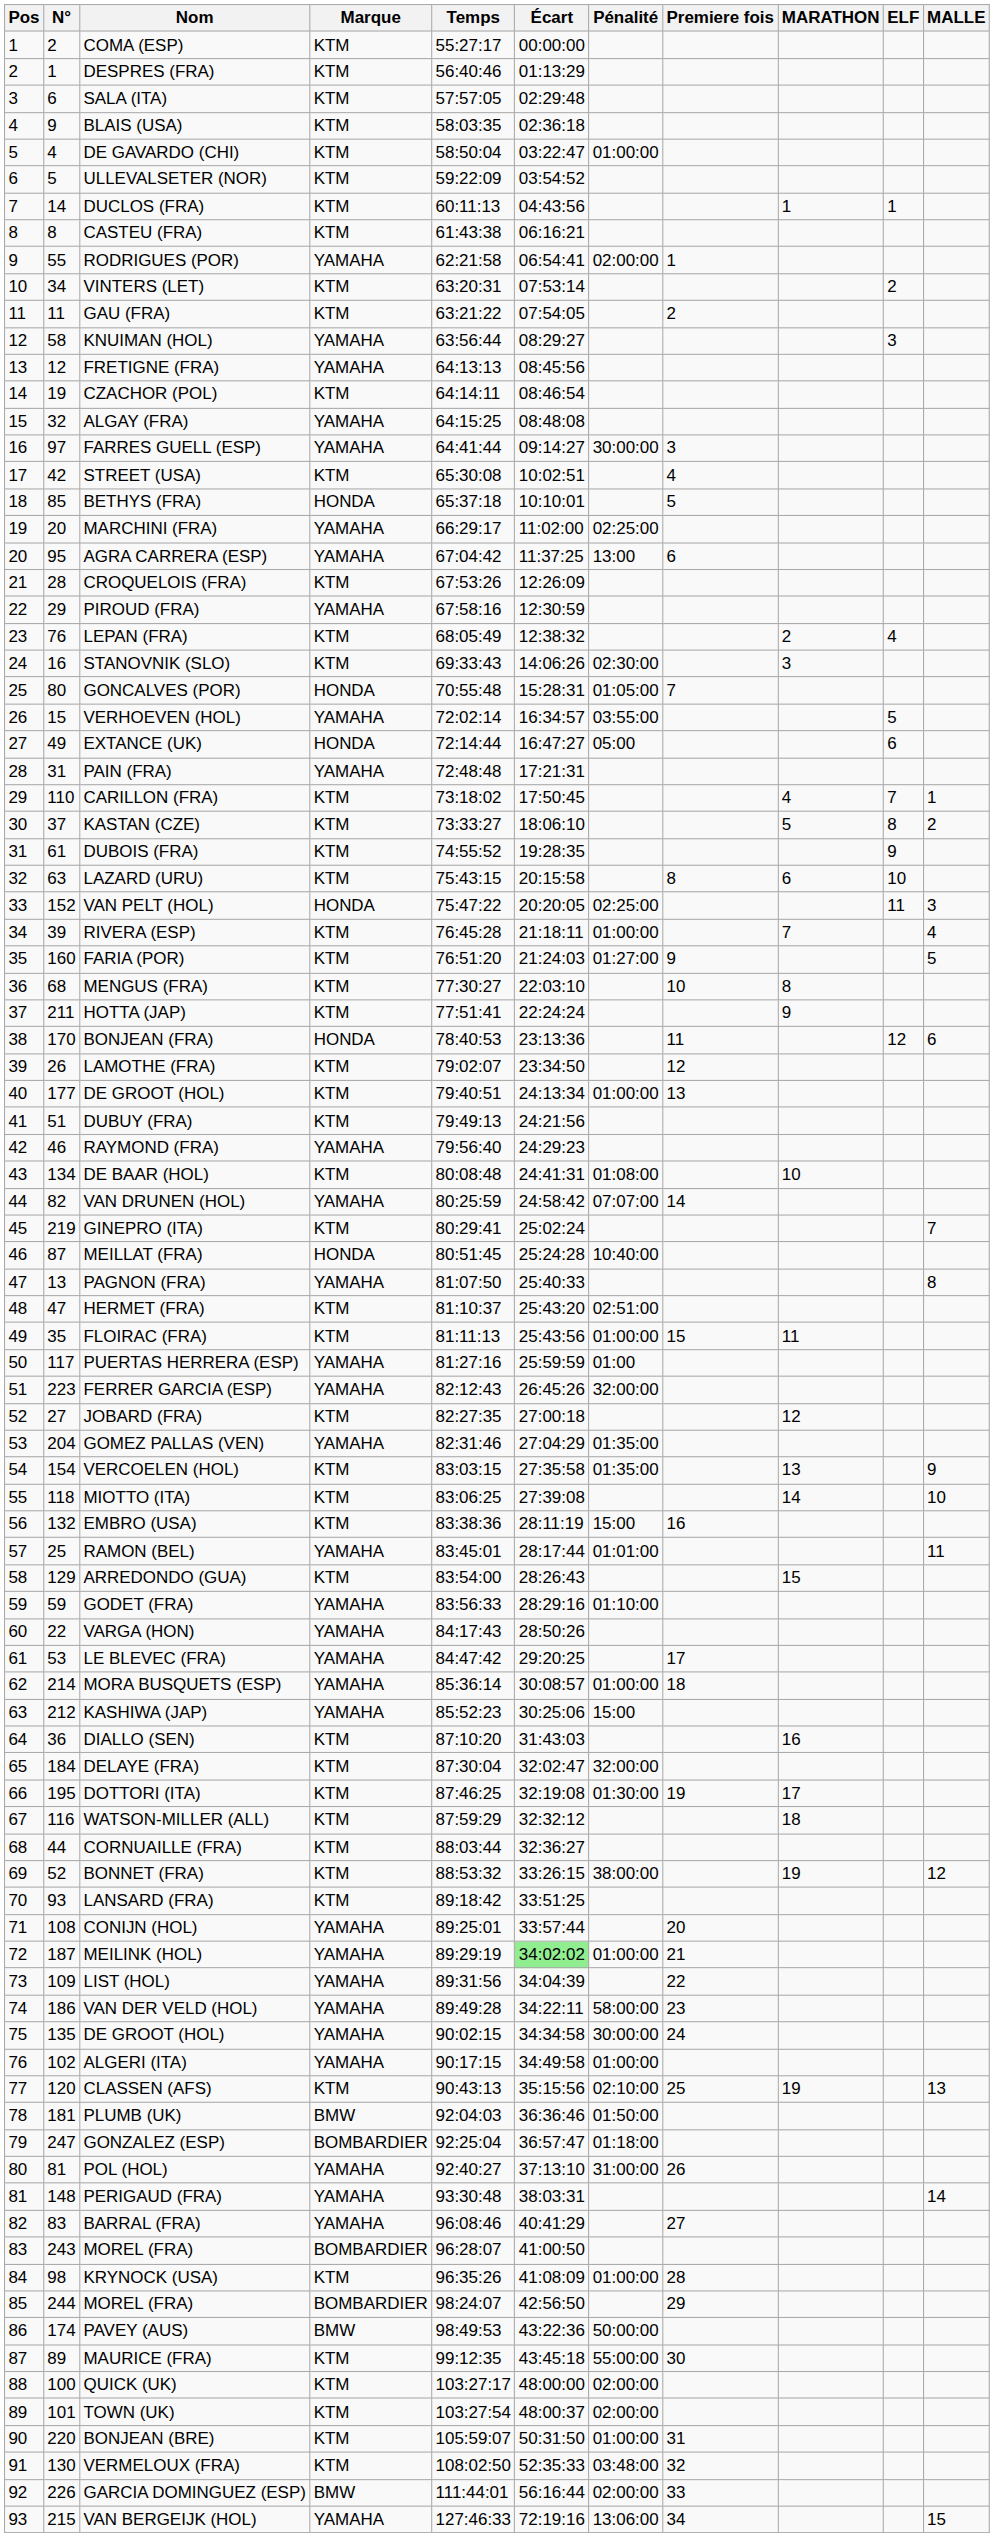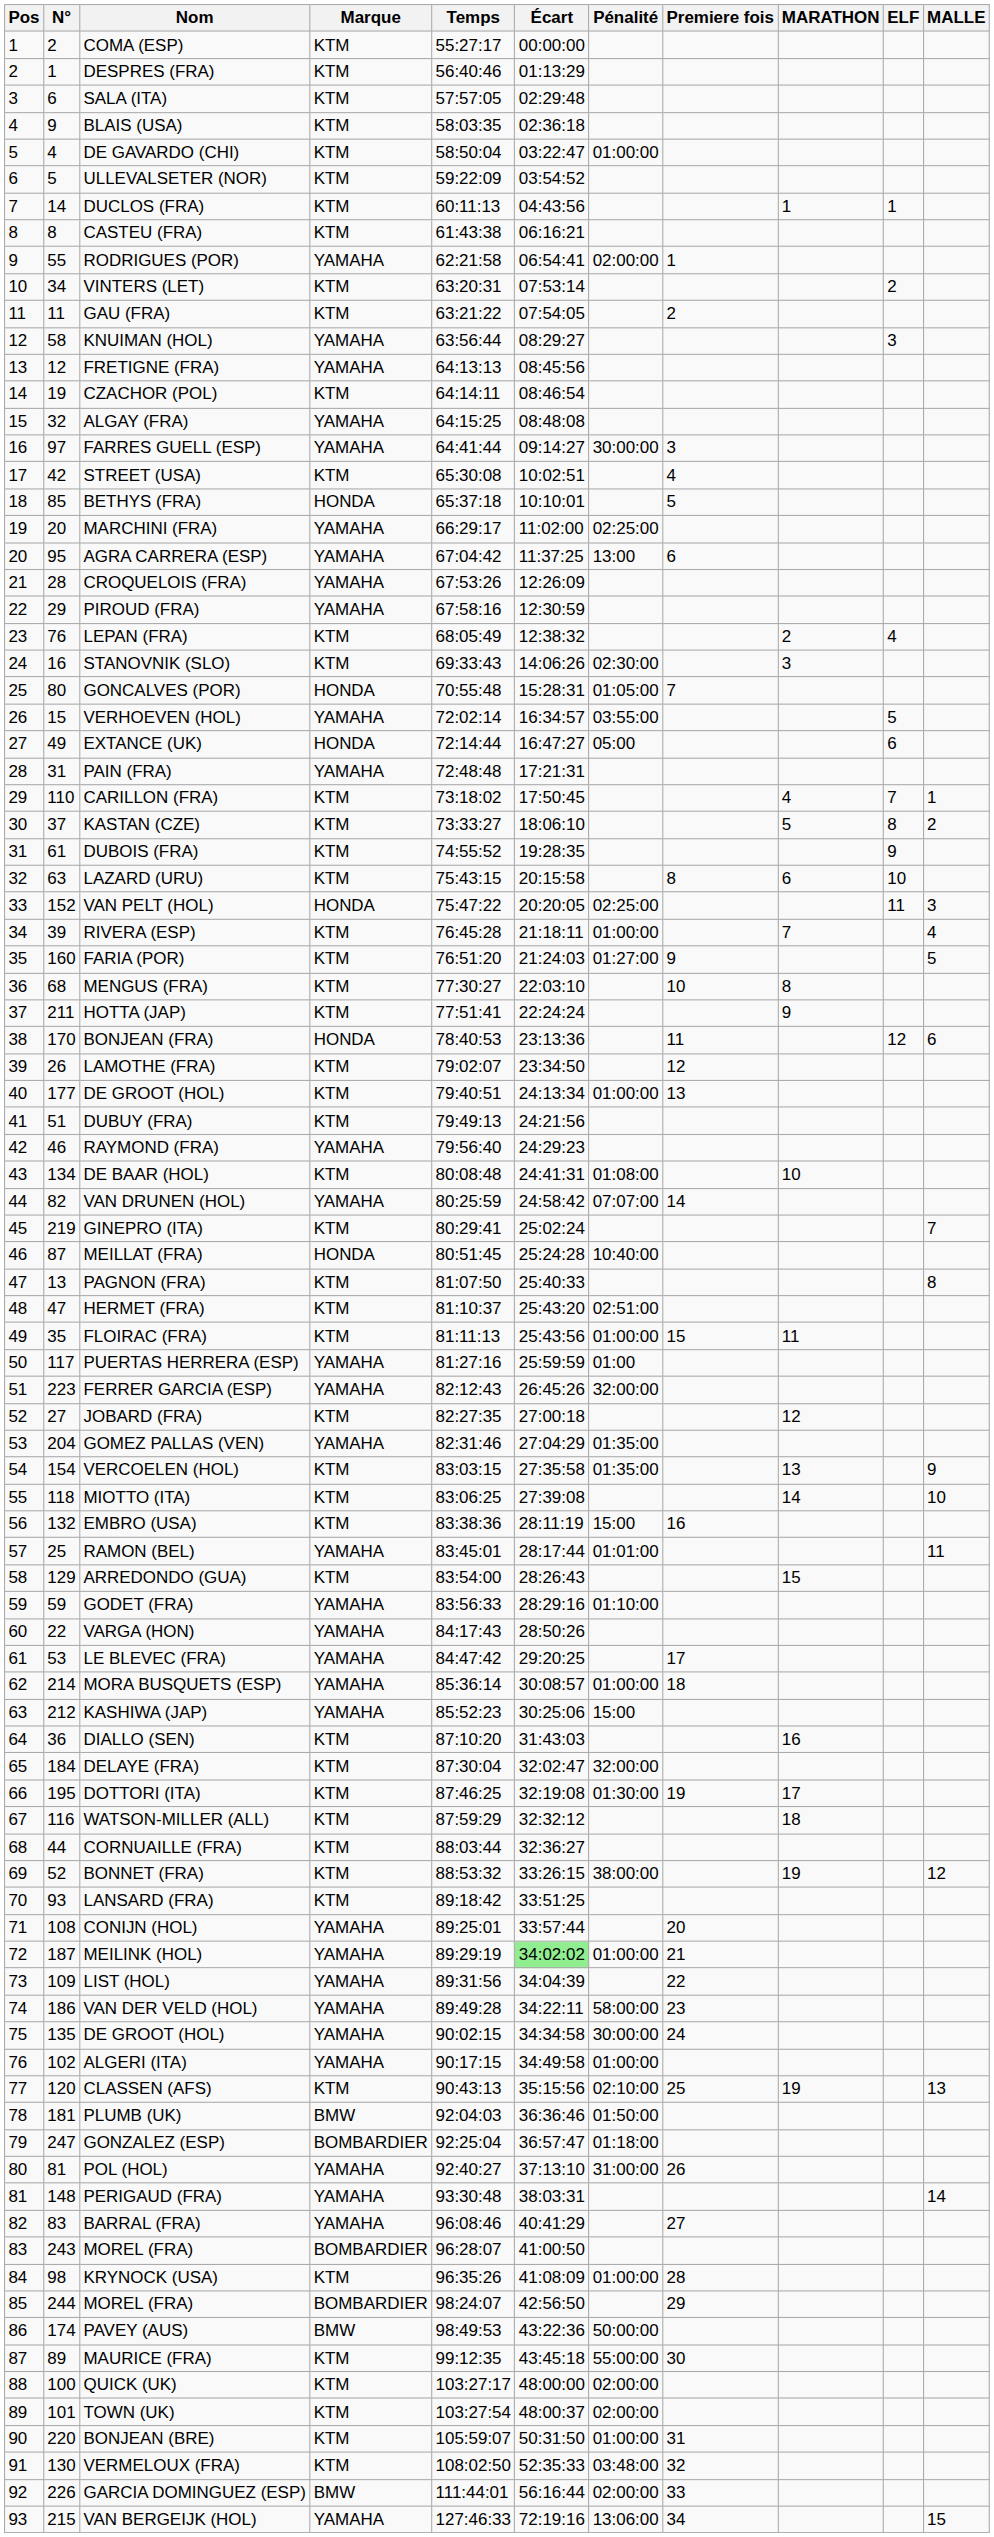(332, 582) KTM -> (349, 582) YAMAHA
(349, 1282) YAMAHA -> (332, 1282) KTM
